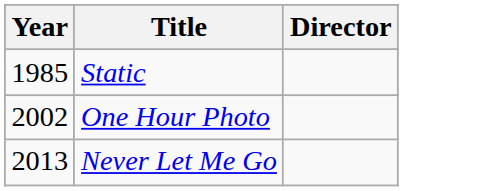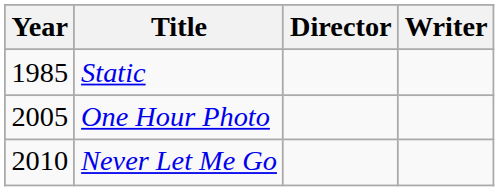+ column: (446, 26)
(40, 116) 2002 -> (40, 116) 2005
(40, 161) 2013 -> (40, 161) 2010
